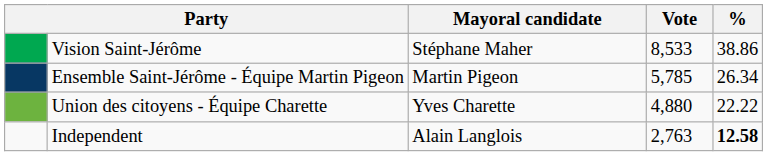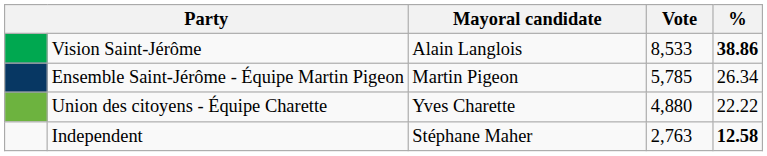(472, 48) Stéphane Maher -> (467, 48) Alain Langlois
(738, 48) normal -> (738, 48) bold
(467, 135) Alain Langlois -> (472, 135) Stéphane Maher
